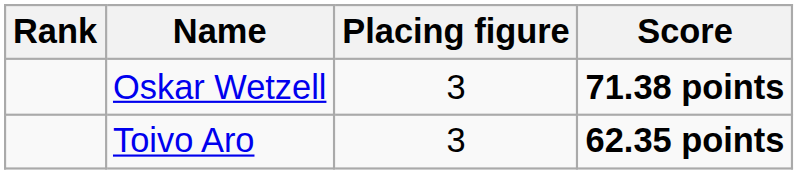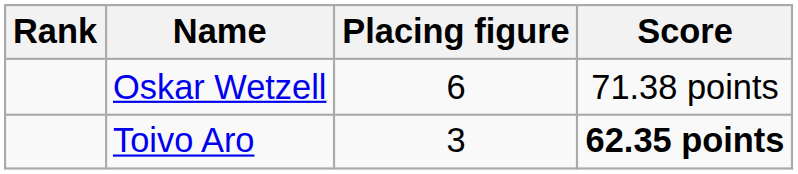(456, 86) 3 -> (456, 86) 6
(685, 86) bold -> (685, 86) normal
